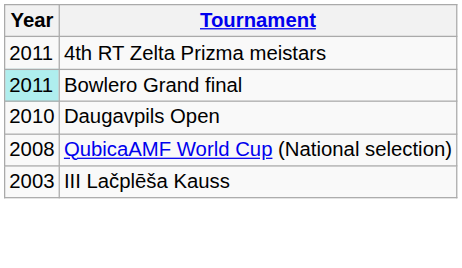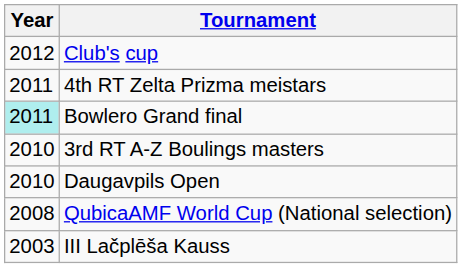+ row: (111, 52)
+ row: (194, 149)
